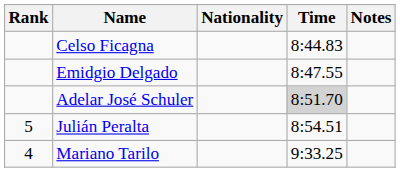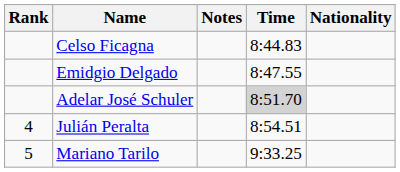columns swapped: (242, 18) <-> (371, 18)
(28, 126) 5 -> (28, 126) 4
(28, 153) 4 -> (28, 153) 5
